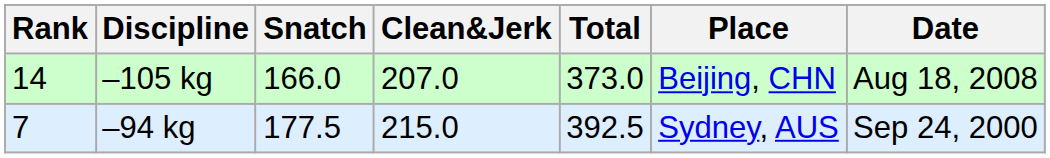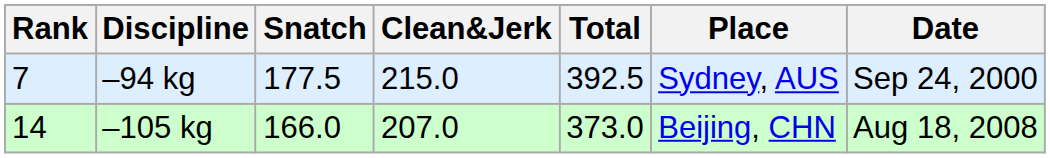rows swapped: (158, 78) <-> (149, 127)
